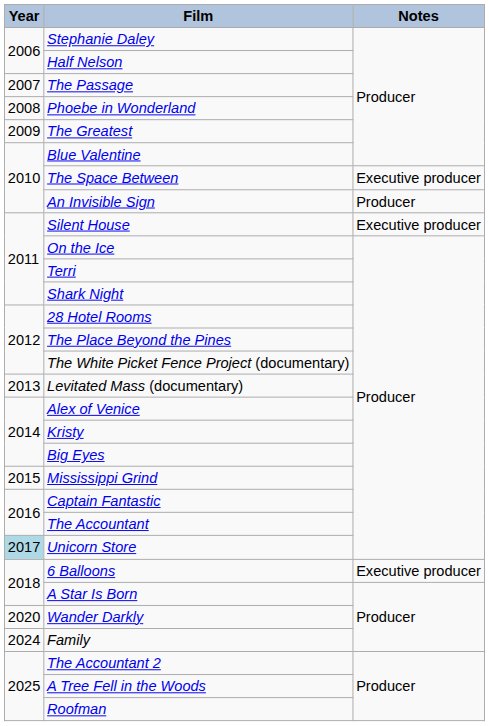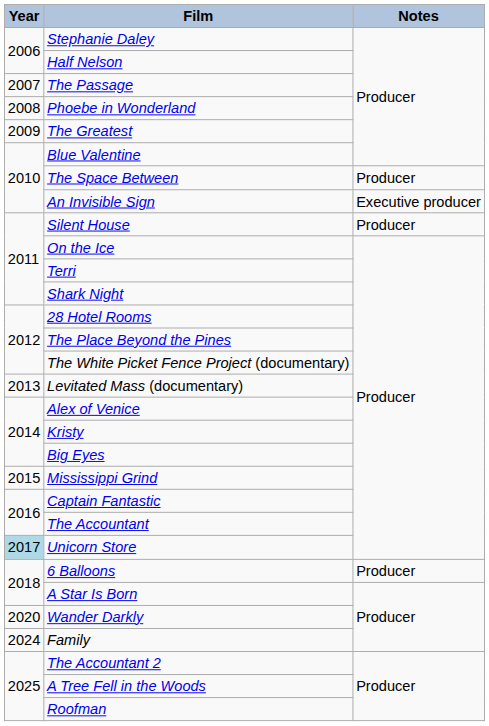(419, 178) Executive producer -> (386, 178) Producer
(386, 201) Producer -> (419, 201) Executive producer
(419, 224) Executive producer -> (386, 224) Producer
(419, 571) Executive producer -> (386, 571) Producer
